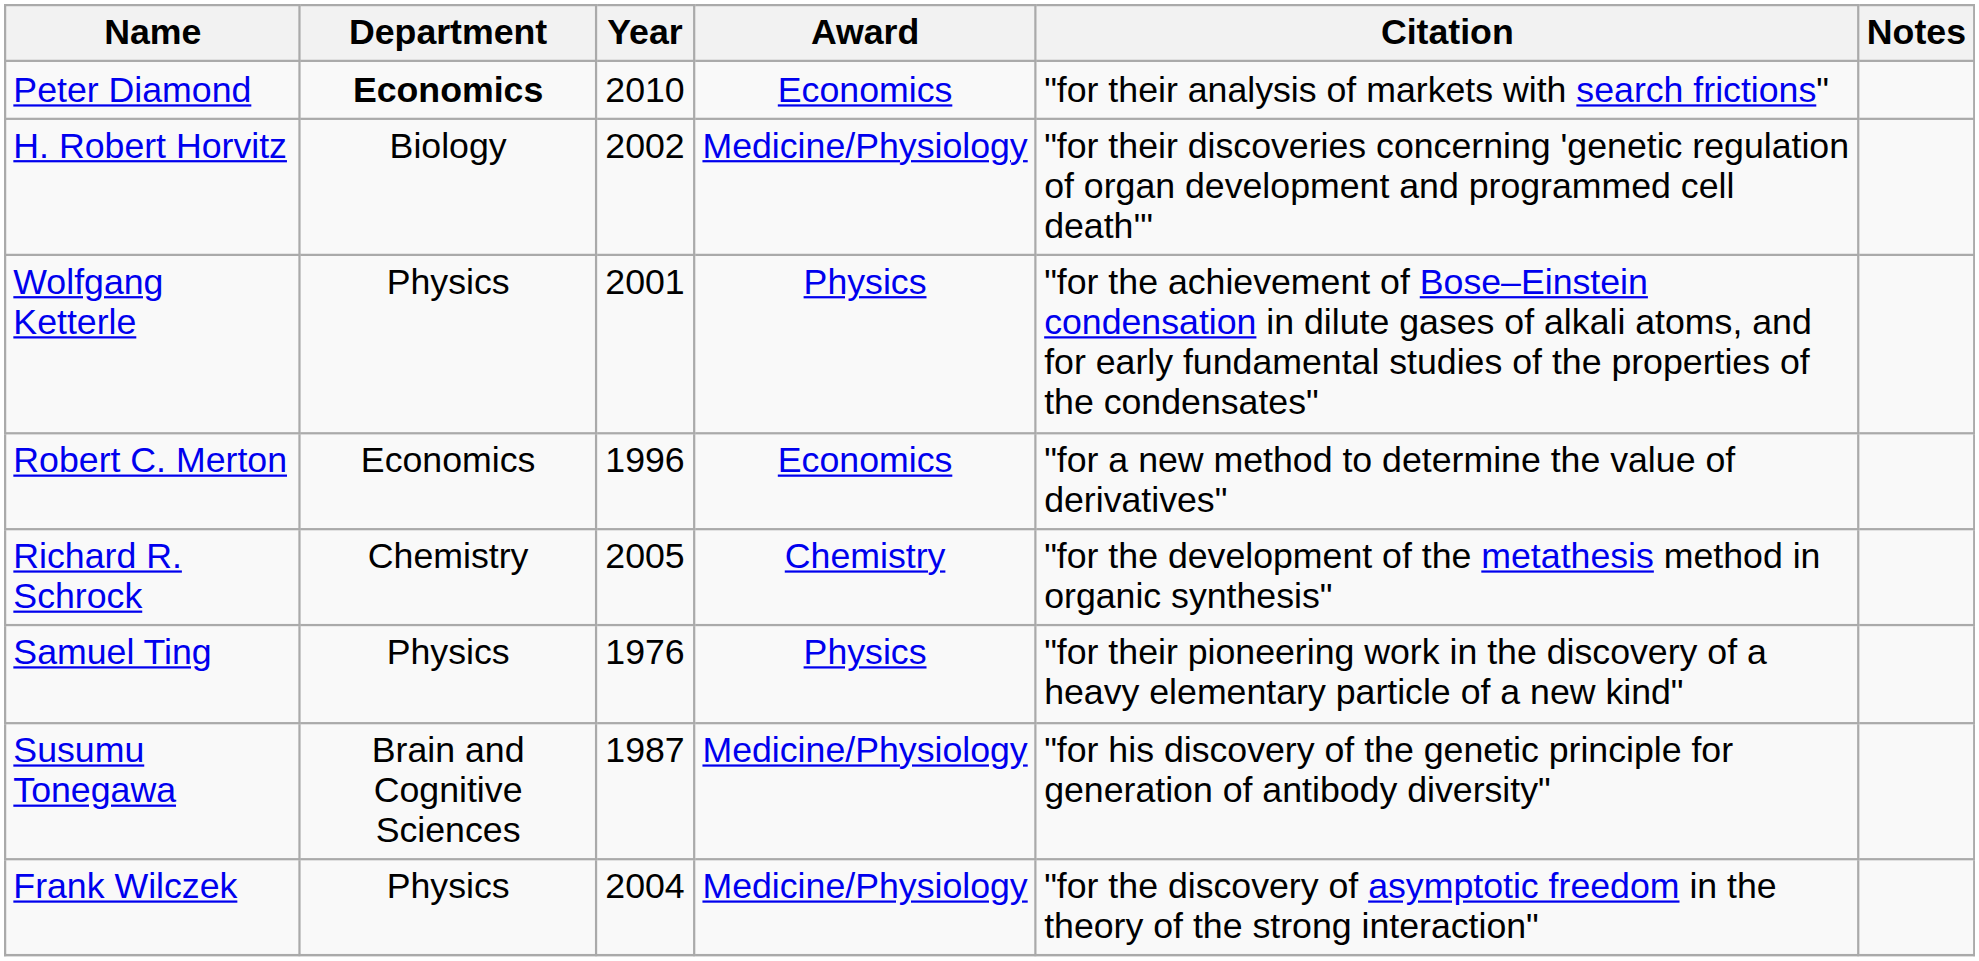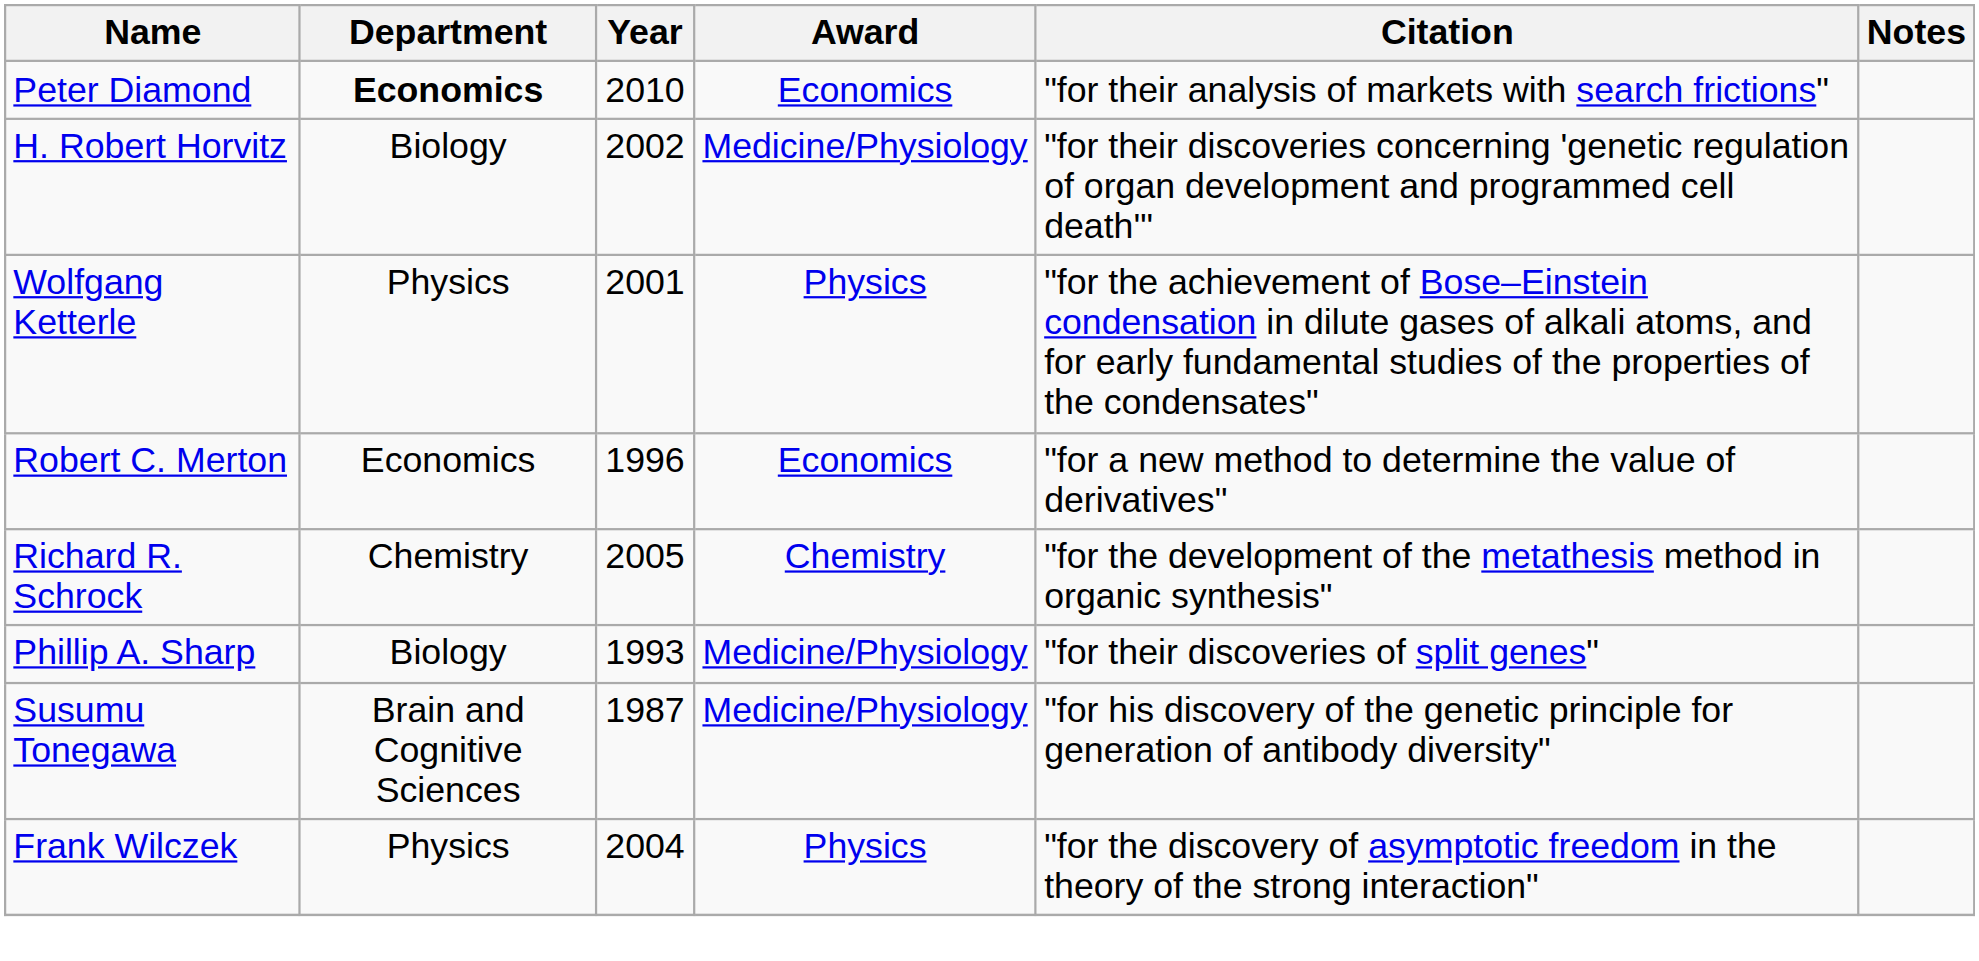+ row: (134, 653)
- row: (113, 653)
(865, 886) Medicine/Physiology -> (865, 846) Physics
